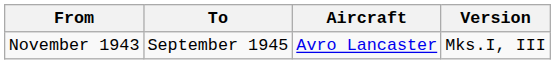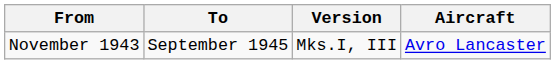columns swapped: (367, 18) <-> (496, 18)
